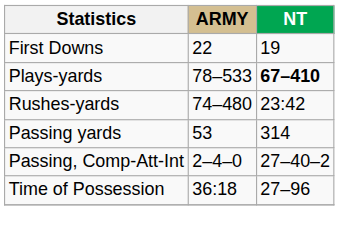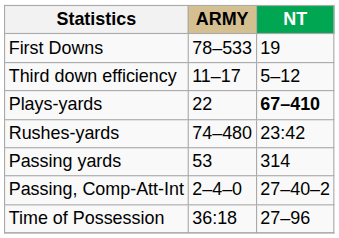(202, 48) 22 -> (222, 48) 78–533
+ row: (93, 76)
(222, 76) 78–533 -> (202, 104) 22
